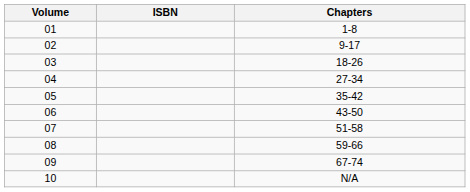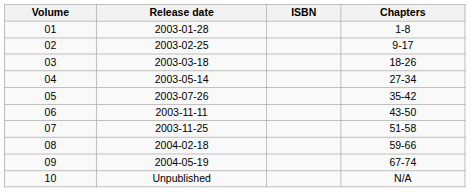+ column: (182, 13)
